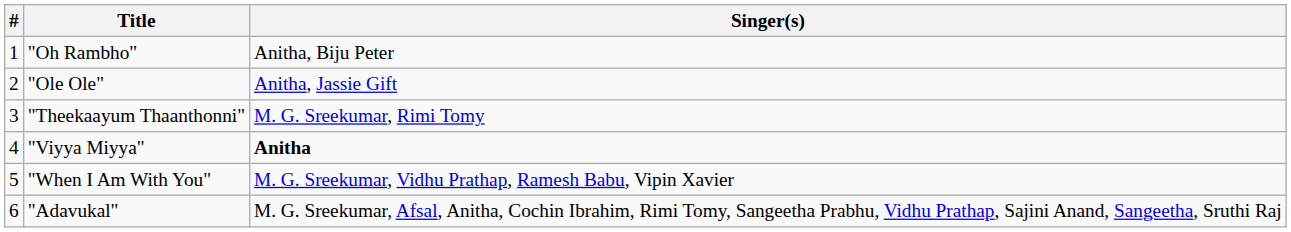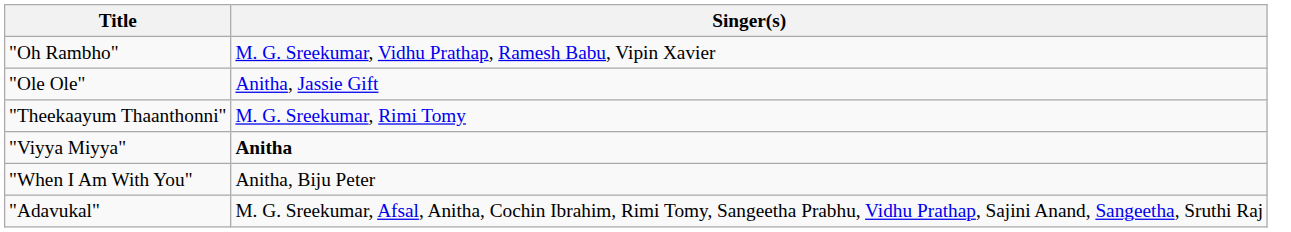- column: (14, 20)
(324, 52) Anitha, Biju Peter -> (475, 52) M. G. Sreekumar, Vidhu Prathap, Ramesh Babu, Vipin Xavier
(494, 179) M. G. Sreekumar, Vidhu Prathap, Ramesh Babu, Vipin Xavier -> (305, 179) Anitha, Biju Peter
